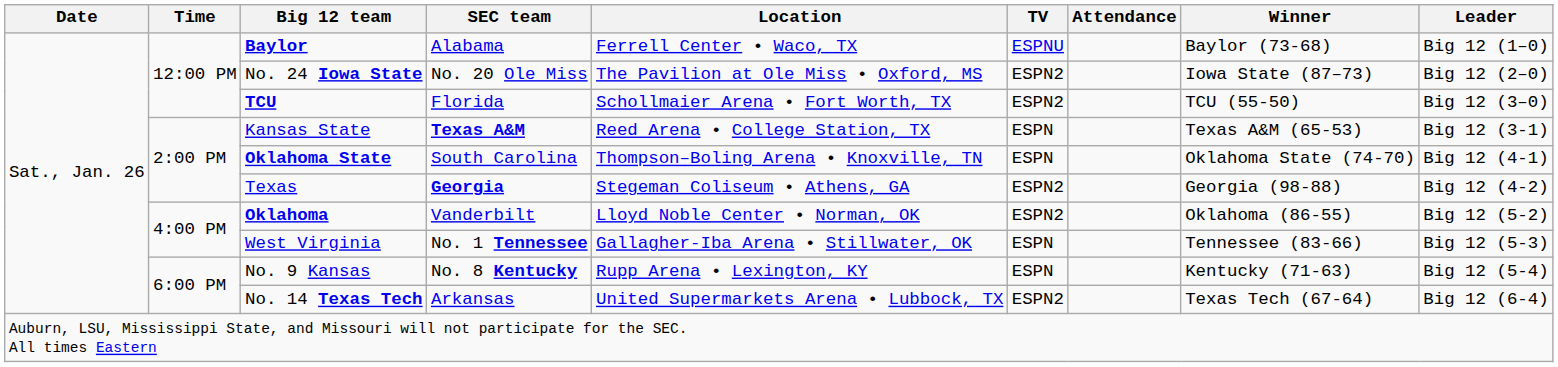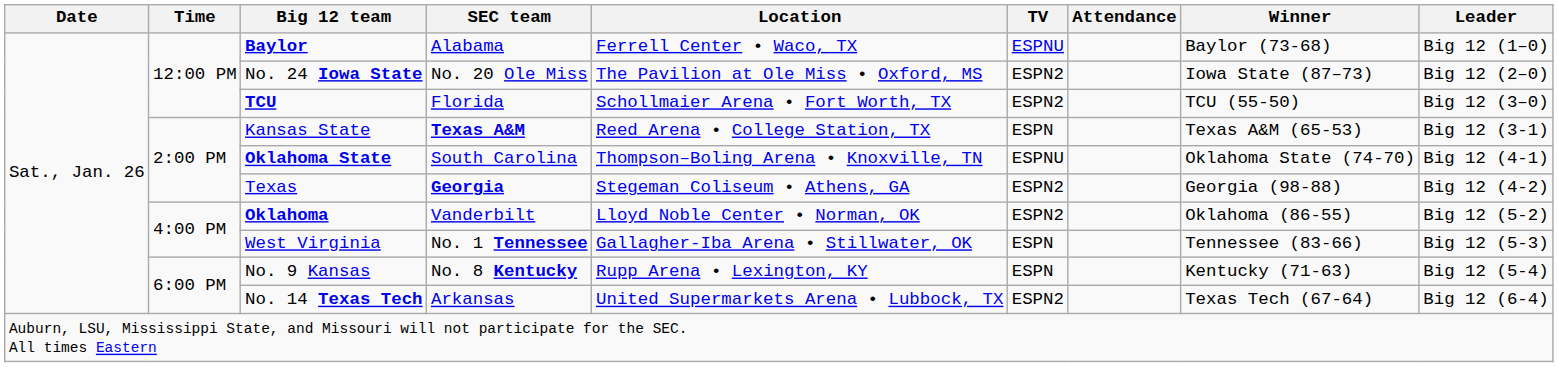(1033, 160) ESPN -> (1038, 160) ESPNU
